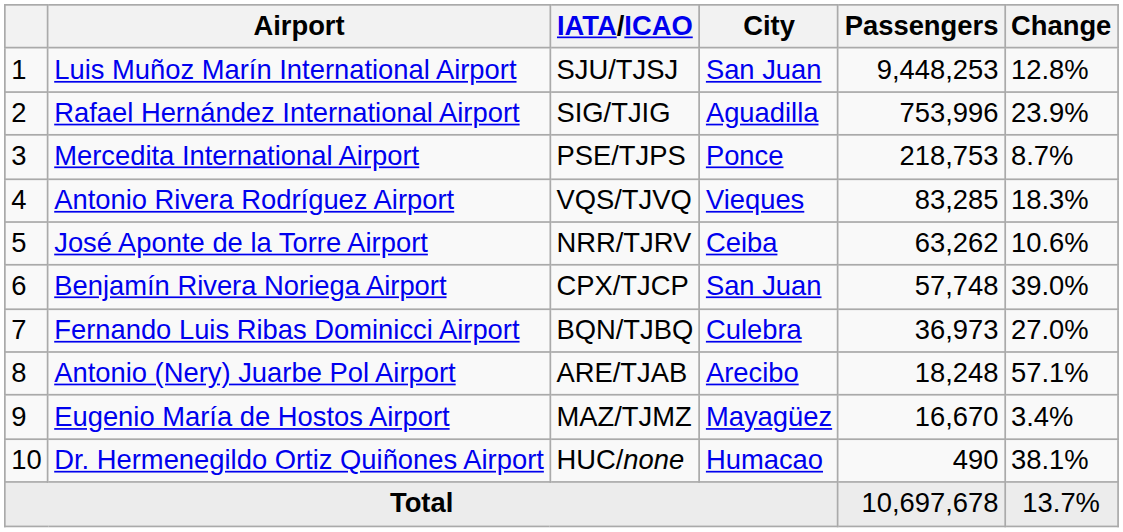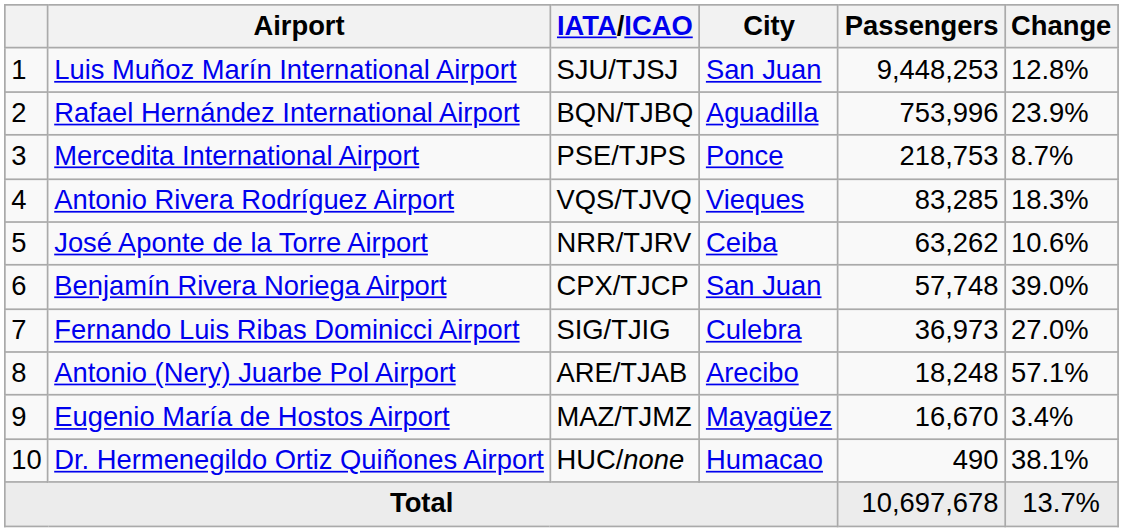(613, 112) SIG/TJIG -> (625, 112) BQN/TJBQ
(625, 329) BQN/TJBQ -> (613, 329) SIG/TJIG
